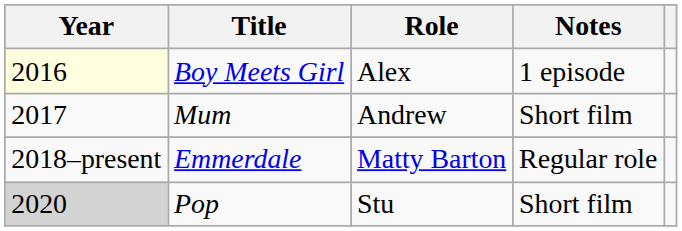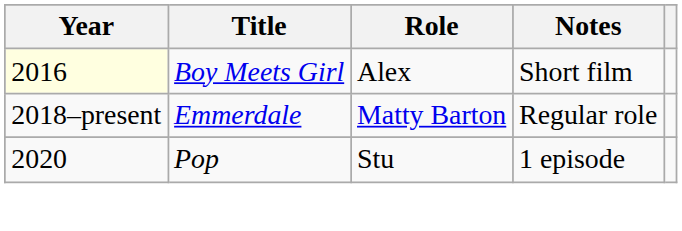(572, 70) 1 episode -> (576, 70) Short film
- row: (203, 114)
(39, 203) lightgrey background -> (39, 159) no background
(576, 203) Short film -> (572, 159) 1 episode
